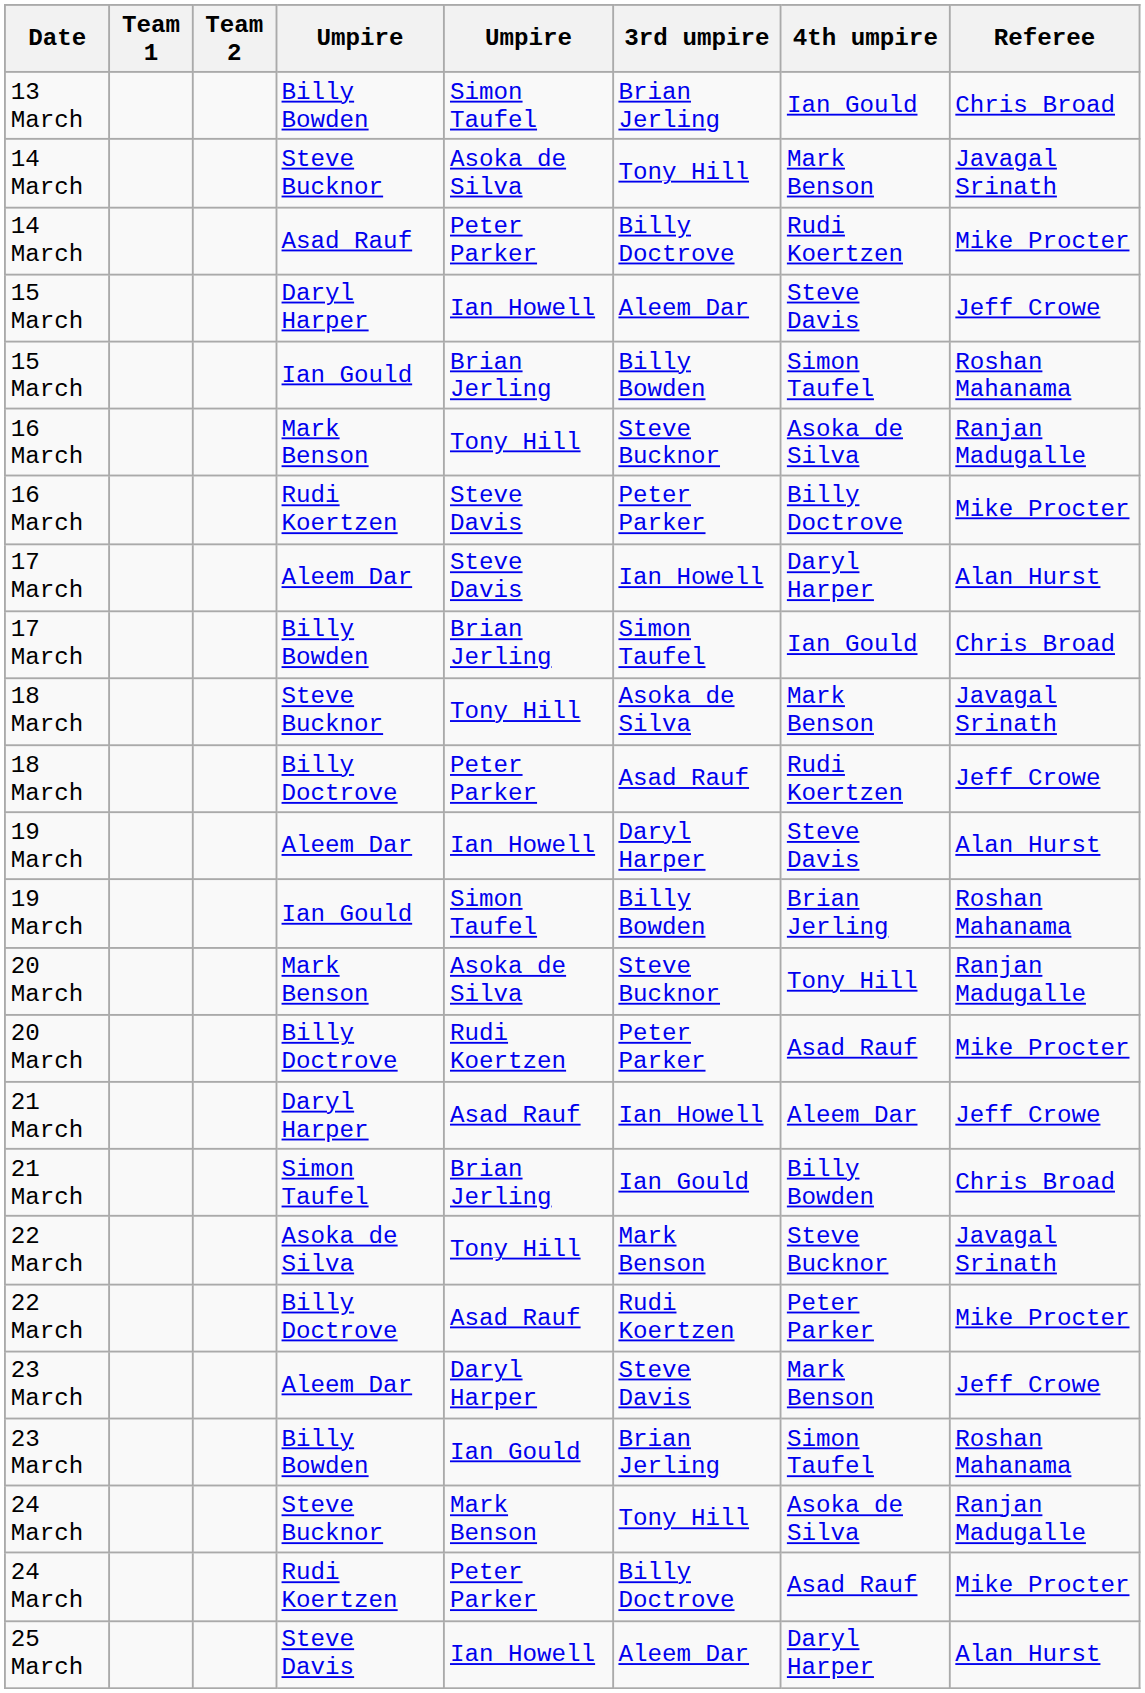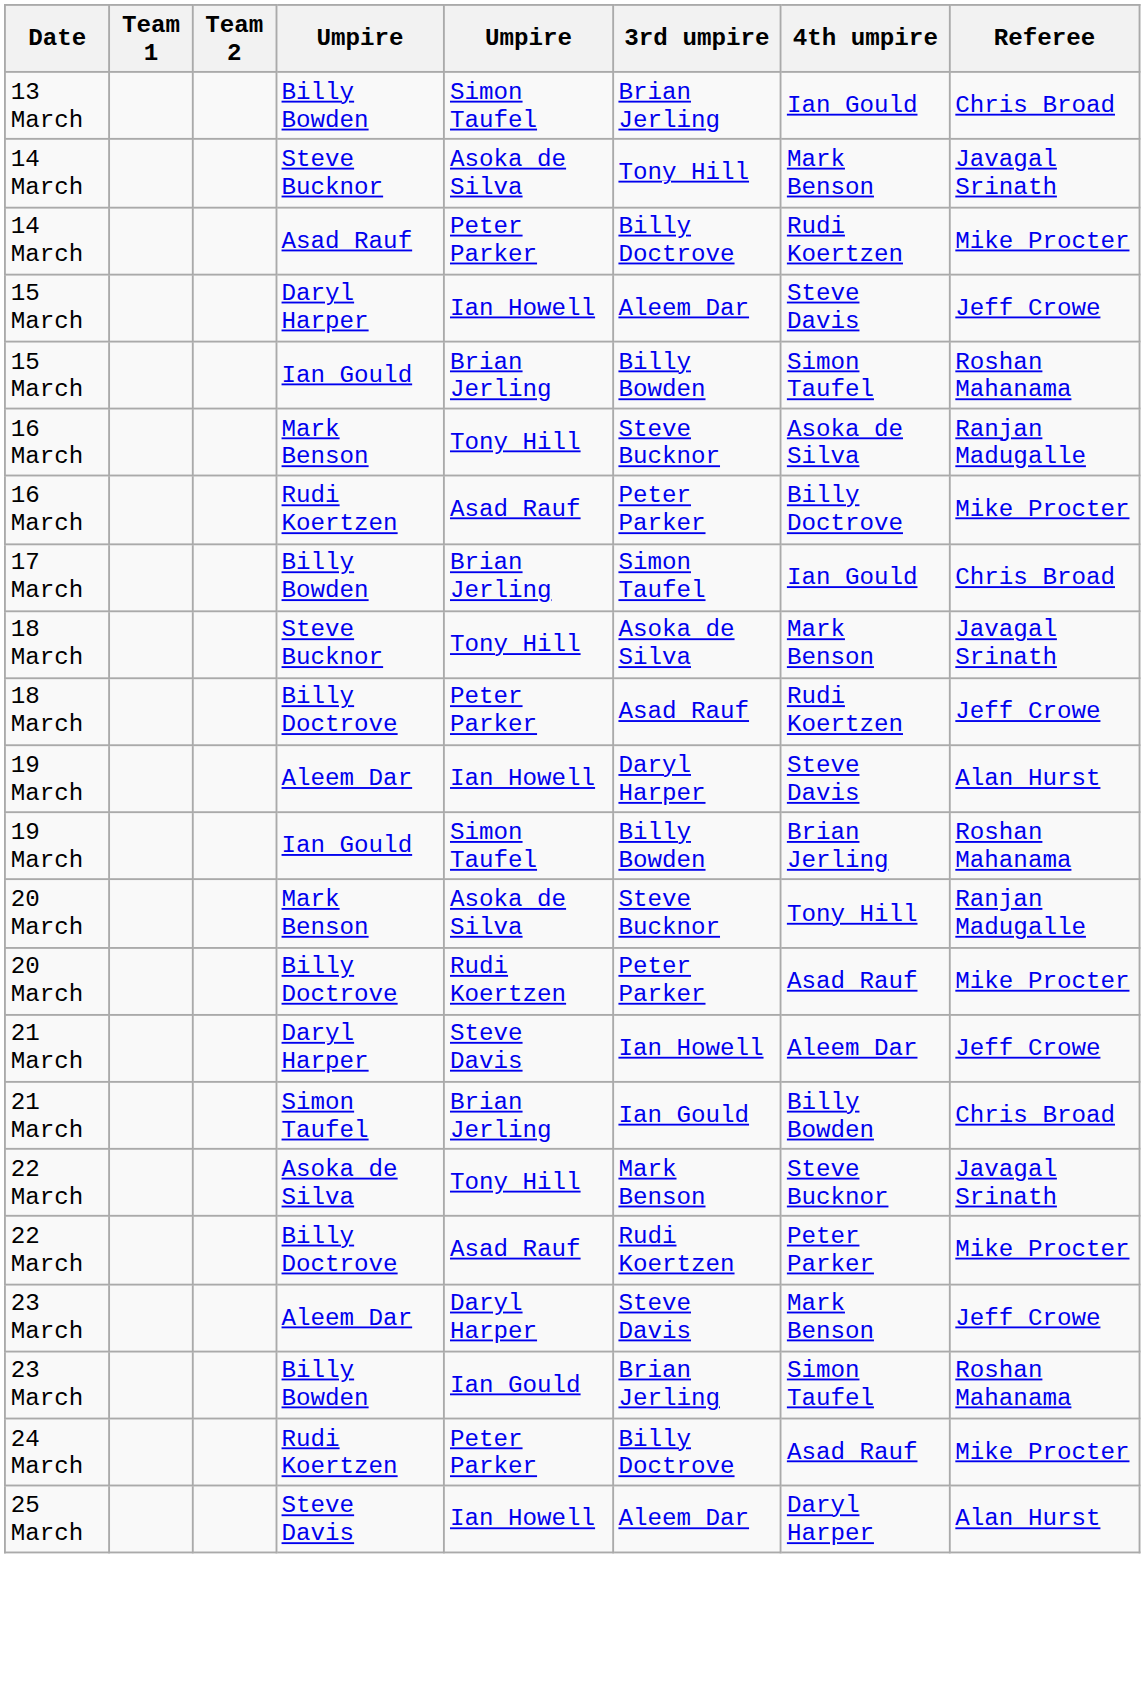(486, 510) Steve Davis -> (515, 510) Asad Rauf
- row: (47, 577)
(515, 1116) Asad Rauf -> (486, 1048) Steve Davis
- row: (47, 1519)
